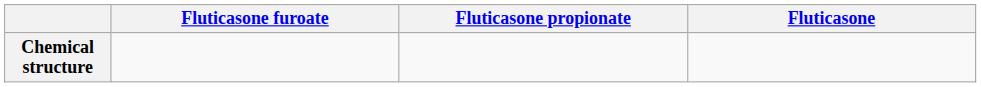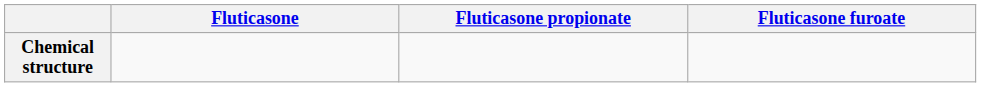columns swapped: (255, 18) <-> (831, 18)
